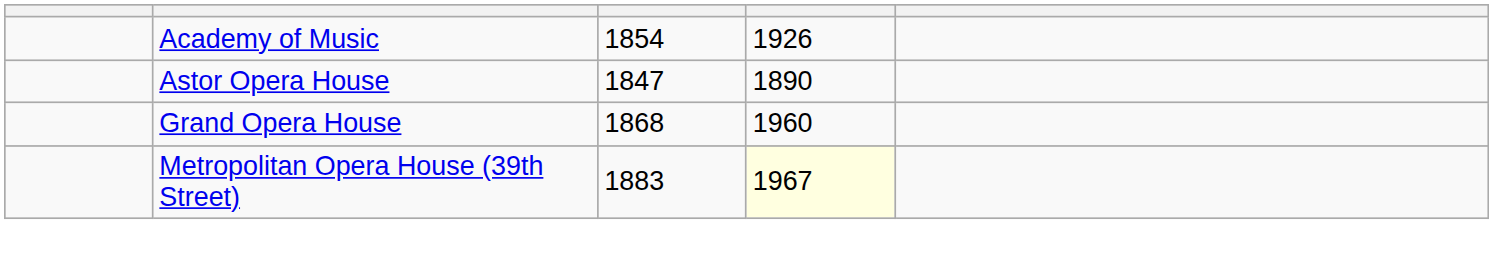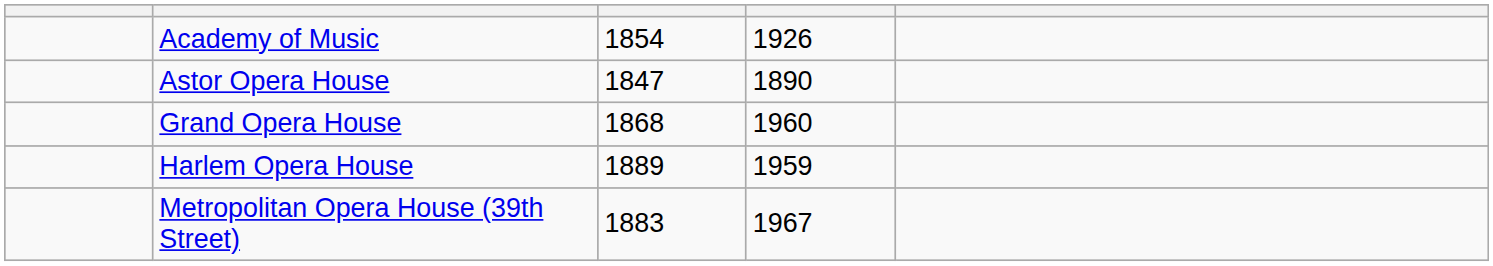+ row: (286, 166)
(783, 181) lightyellow background -> (783, 223) no background
